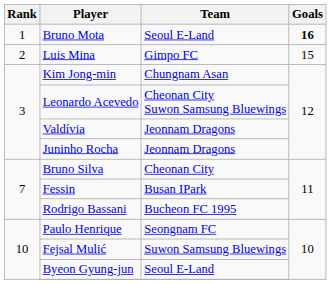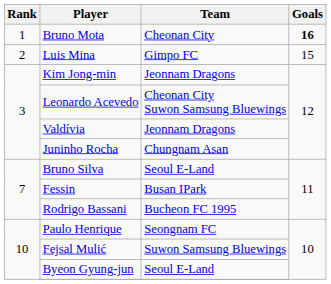(179, 34) Seoul E-Land -> (179, 34) Cheonan City
(186, 74) Chungnam Asan -> (190, 74) Jeonnam Dragons
(190, 149) Jeonnam Dragons -> (186, 149) Chungnam Asan
(179, 169) Cheonan City -> (179, 169) Seoul E-Land
